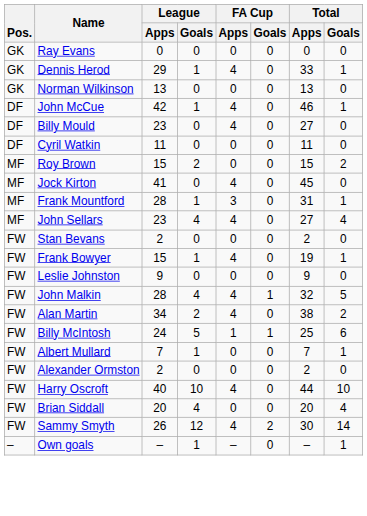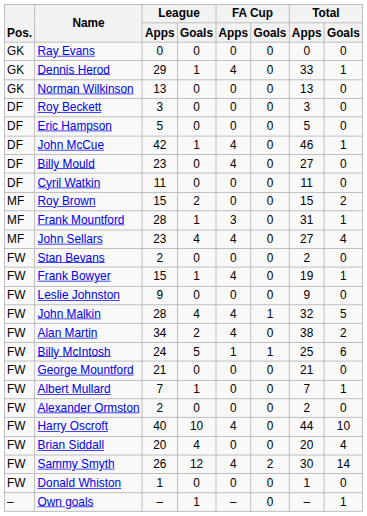+ row: (69, 107)
+ row: (75, 126)
- row: (67, 182)
+ row: (86, 370)
+ row: (79, 483)
